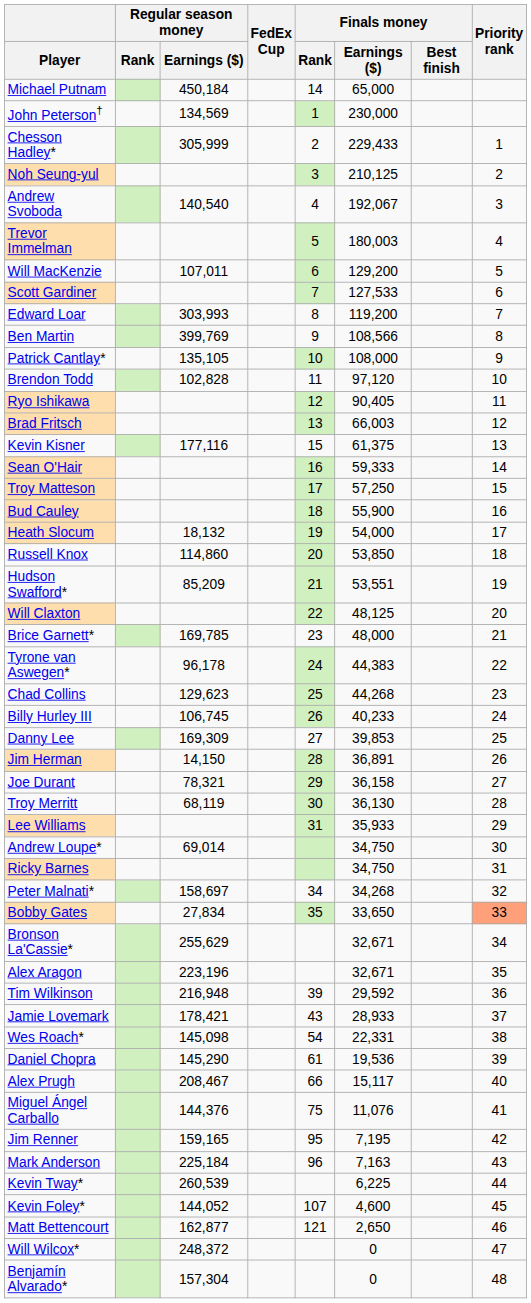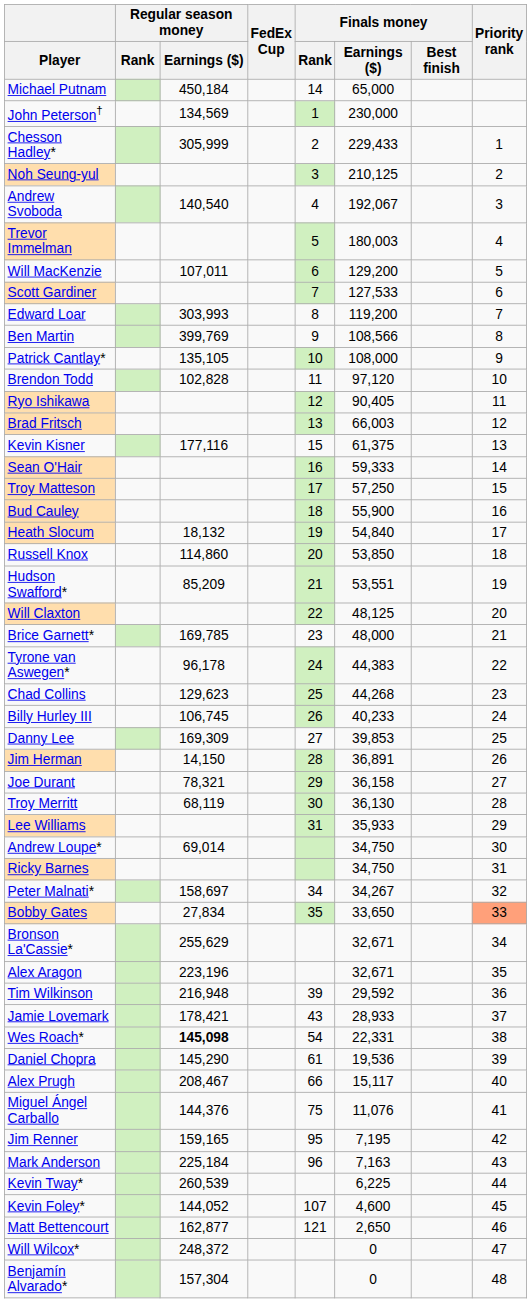(373, 532) 54,000 -> (373, 532) 54,840
(373, 891) 34,268 -> (373, 891) 34,267
(204, 1037) normal -> (204, 1037) bold
